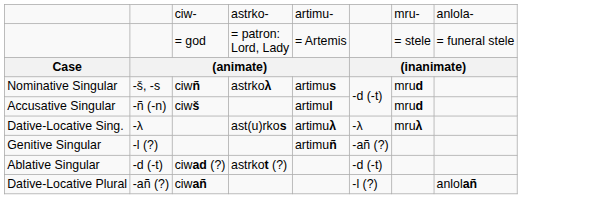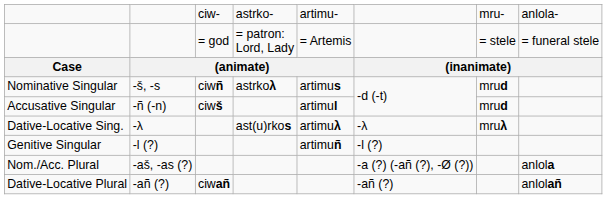(370, 145) -añ (?) -> (370, 145) -l (?)
- row: (53, 164)
+ row: (53, 164)
(365, 184) -l (?) -> (375, 184) -añ (?)
